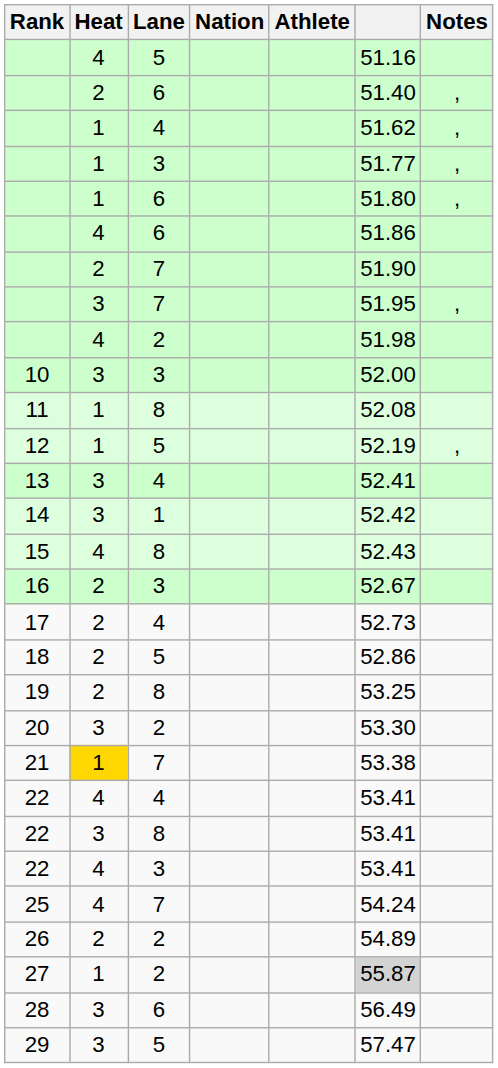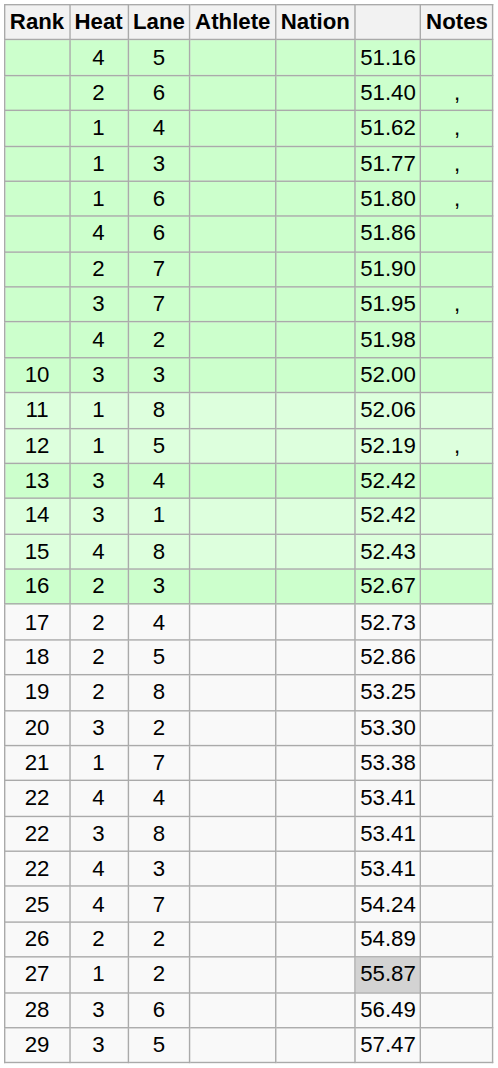columns swapped: (312, 22) <-> (230, 22)
(388, 410) 52.08 -> (388, 410) 52.06
(388, 480) 52.41 -> (388, 480) 52.42
(99, 762) gold background -> (99, 762) no background
